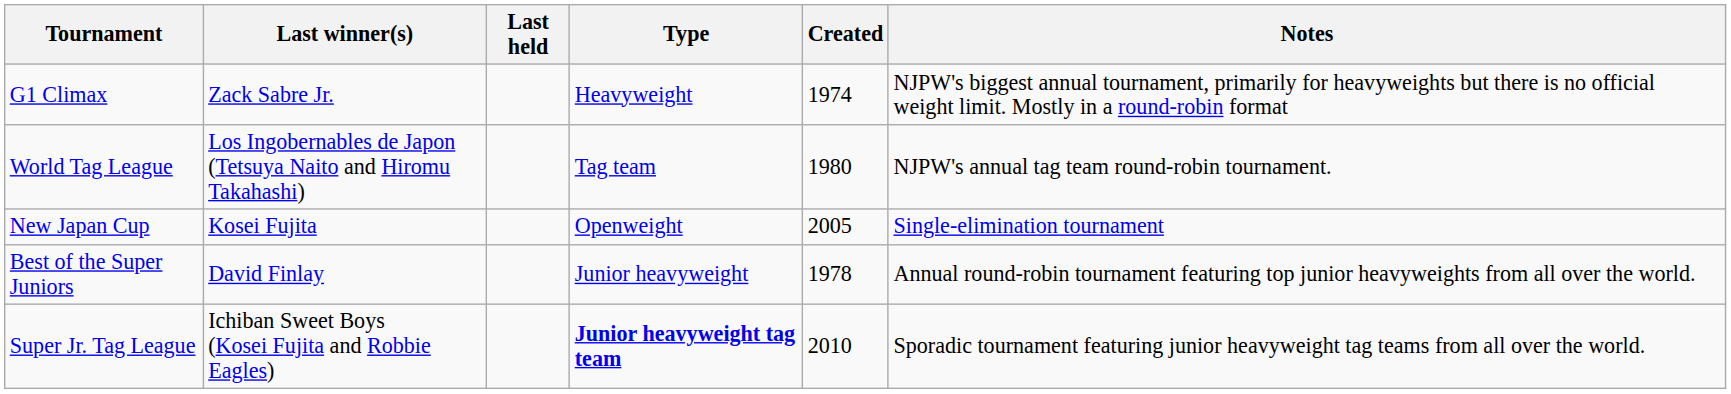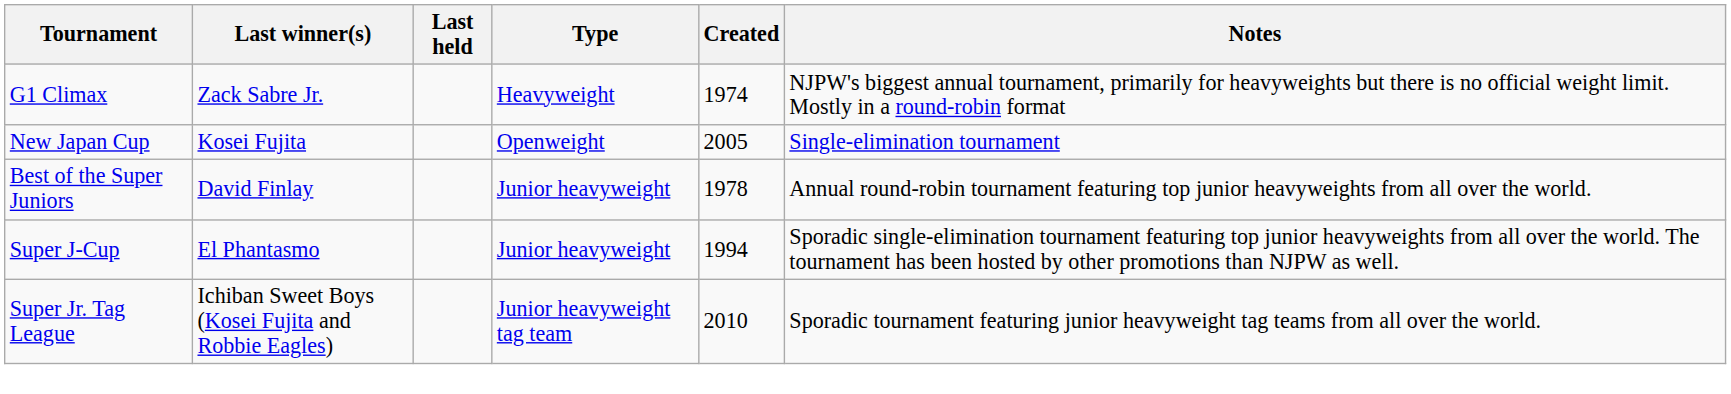- row: (91, 166)
+ row: (65, 249)
(685, 346) bold -> (584, 321) normal
